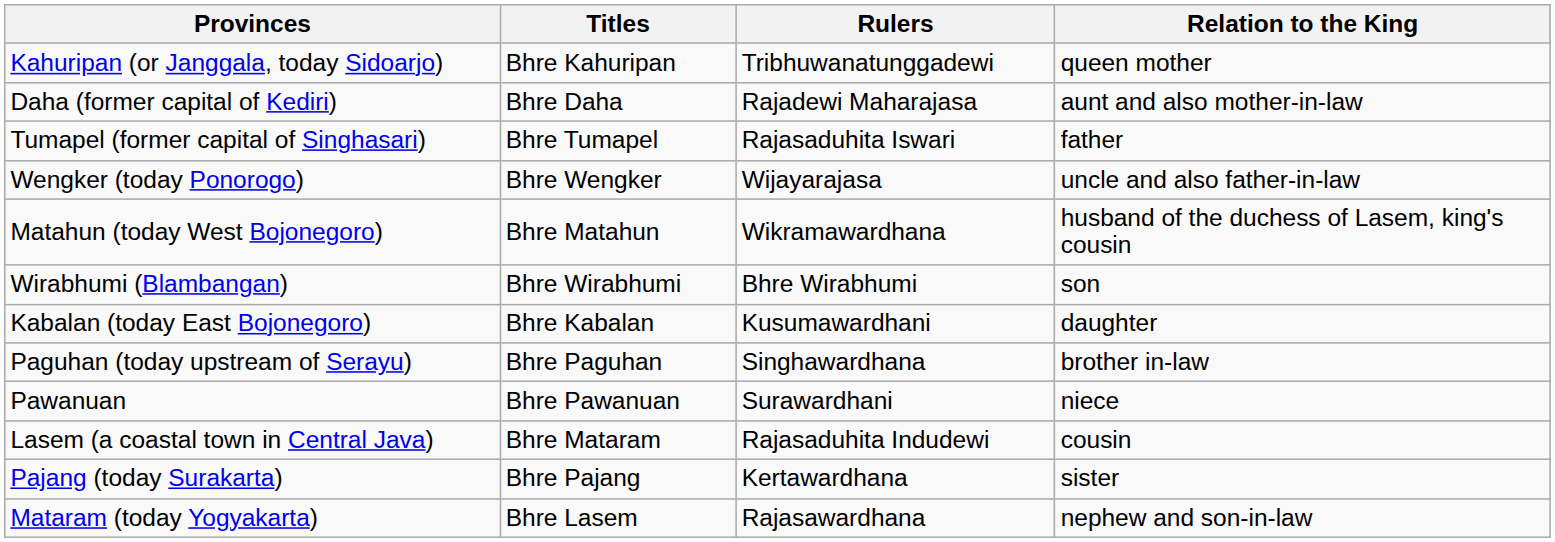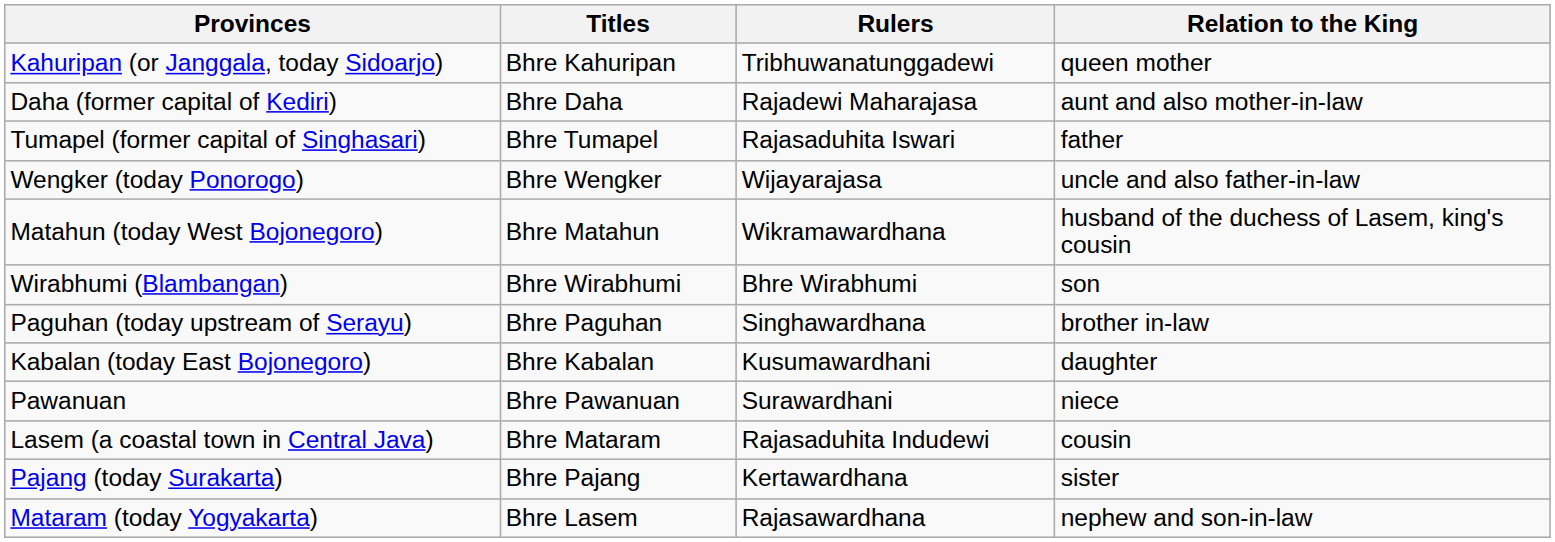rows swapped: (211, 362) <-> (191, 323)
